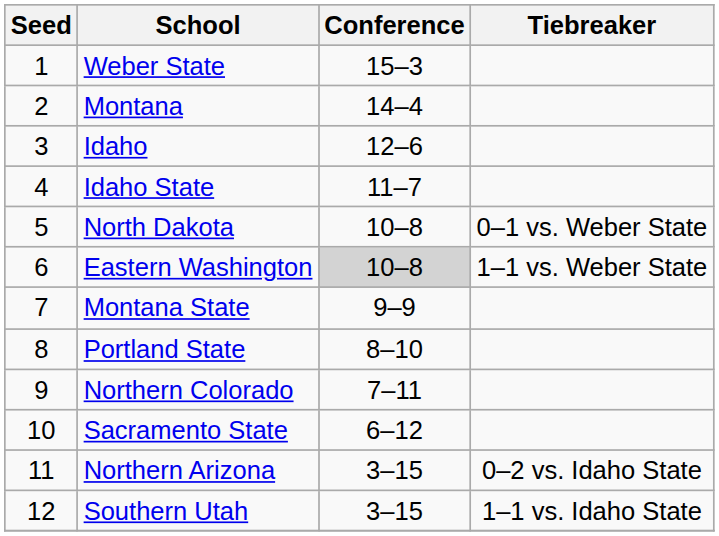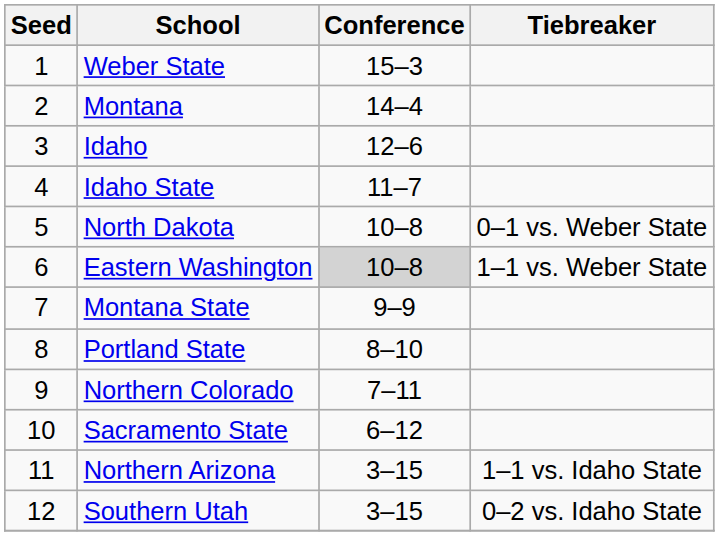(592, 470) 0–2 vs. Idaho State -> (592, 470) 1–1 vs. Idaho State
(592, 510) 1–1 vs. Idaho State -> (592, 510) 0–2 vs. Idaho State
